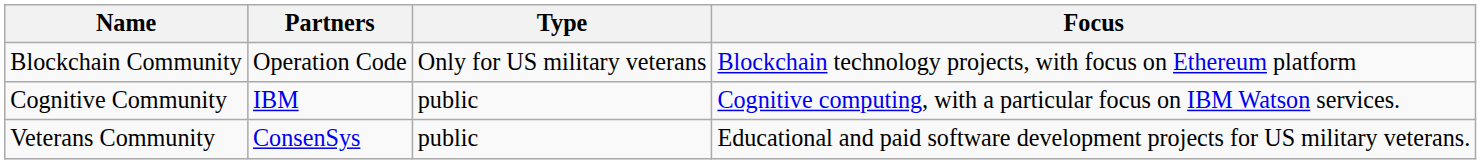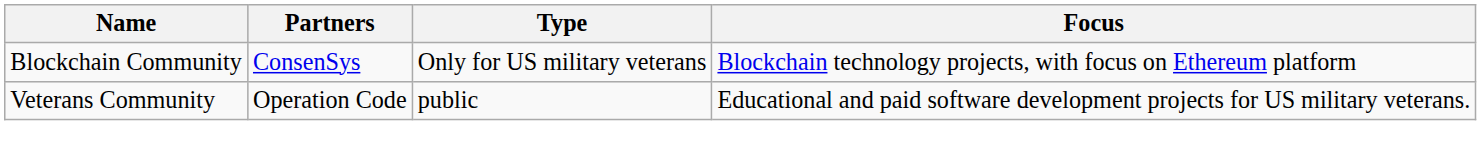(330, 61) Operation Code -> (307, 61) ConsenSys
- row: (119, 100)
(307, 138) ConsenSys -> (330, 100) Operation Code
